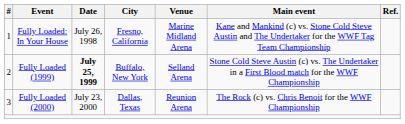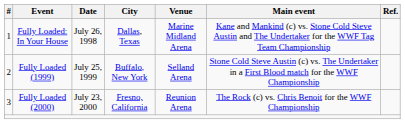(130, 36) Fresno, California -> (130, 36) Dallas, Texas
(88, 71) bold -> (88, 71) normal
(130, 101) Dallas, Texas -> (130, 101) Fresno, California
